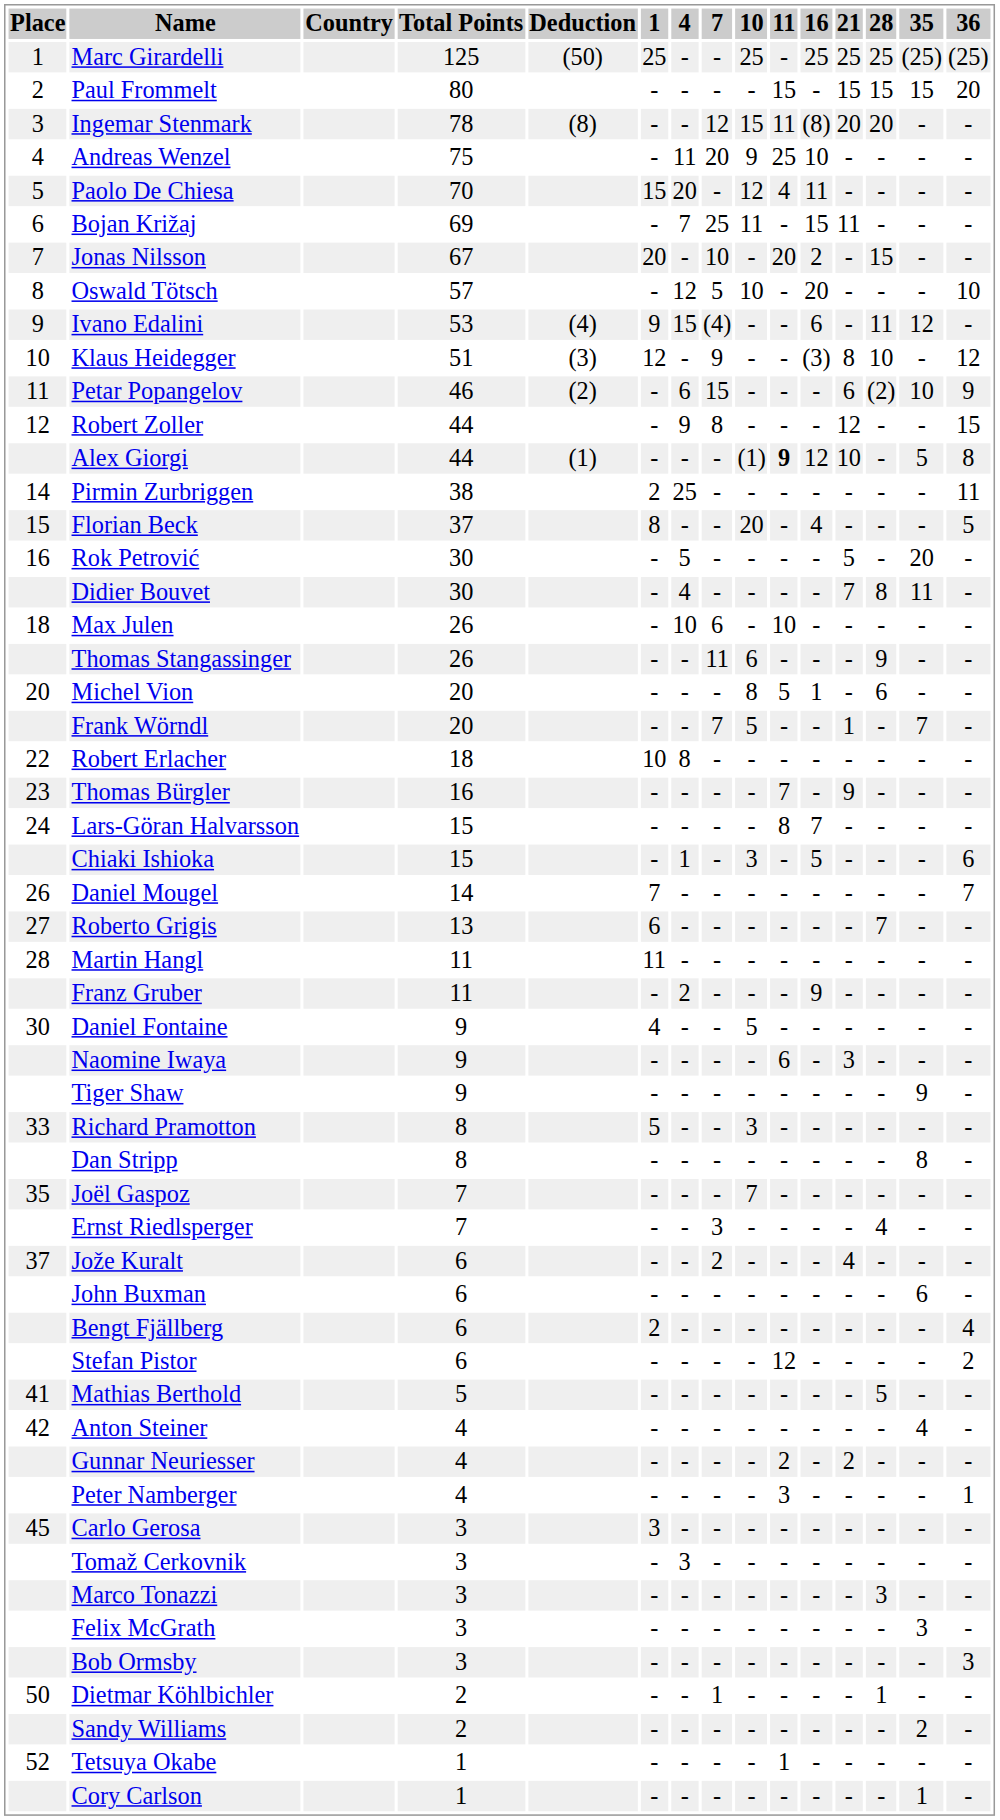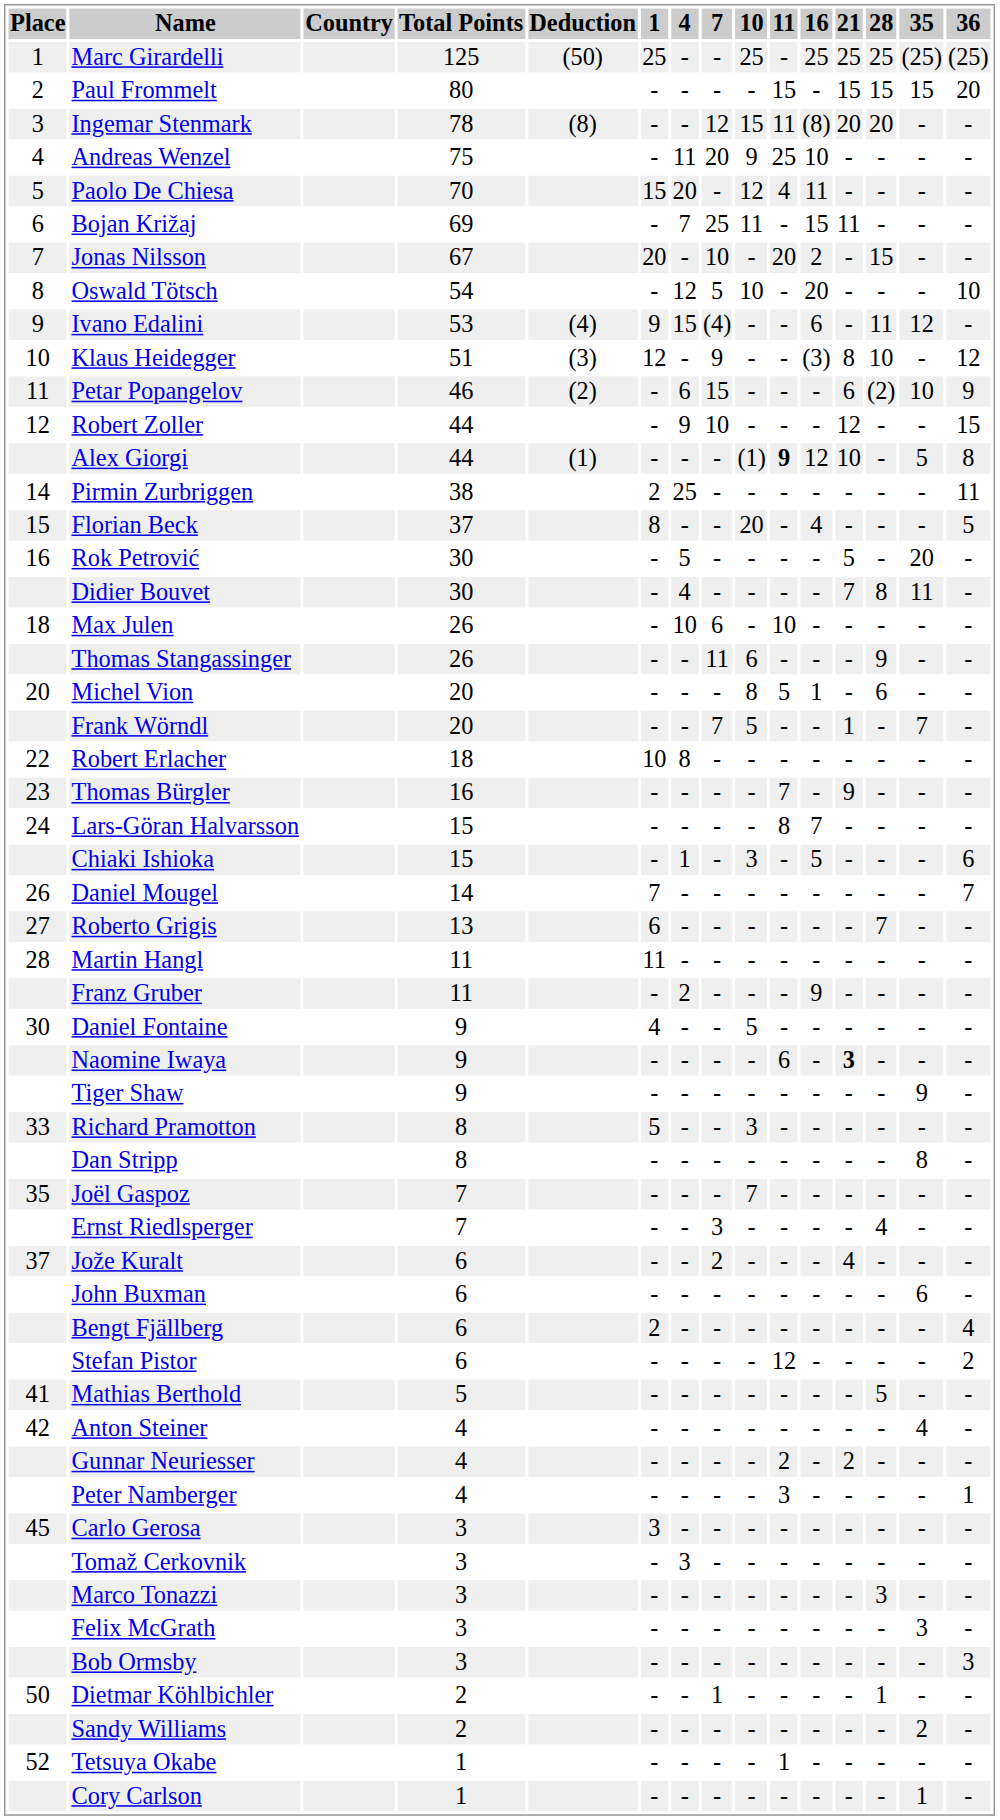(461, 291) 57 -> (461, 291) 54
(717, 424) 8 -> (717, 424) 10
(849, 1060) normal -> (849, 1060) bold
